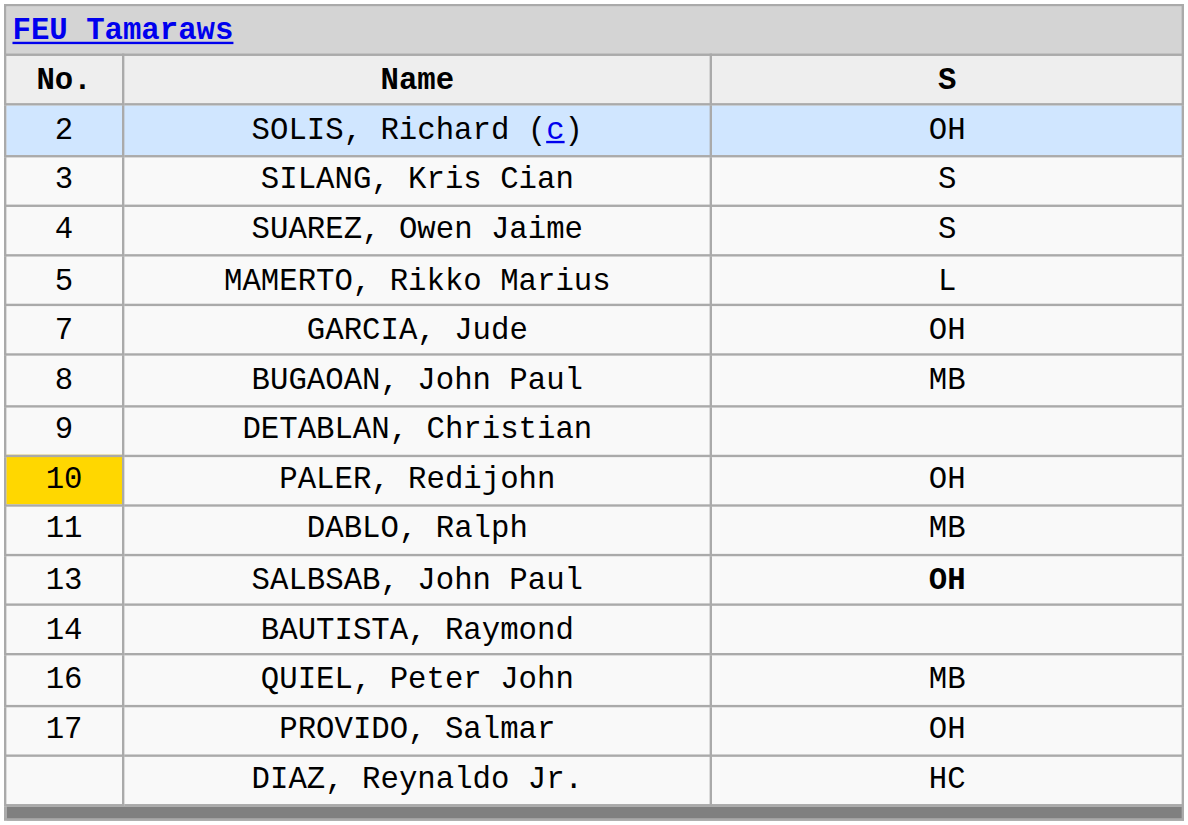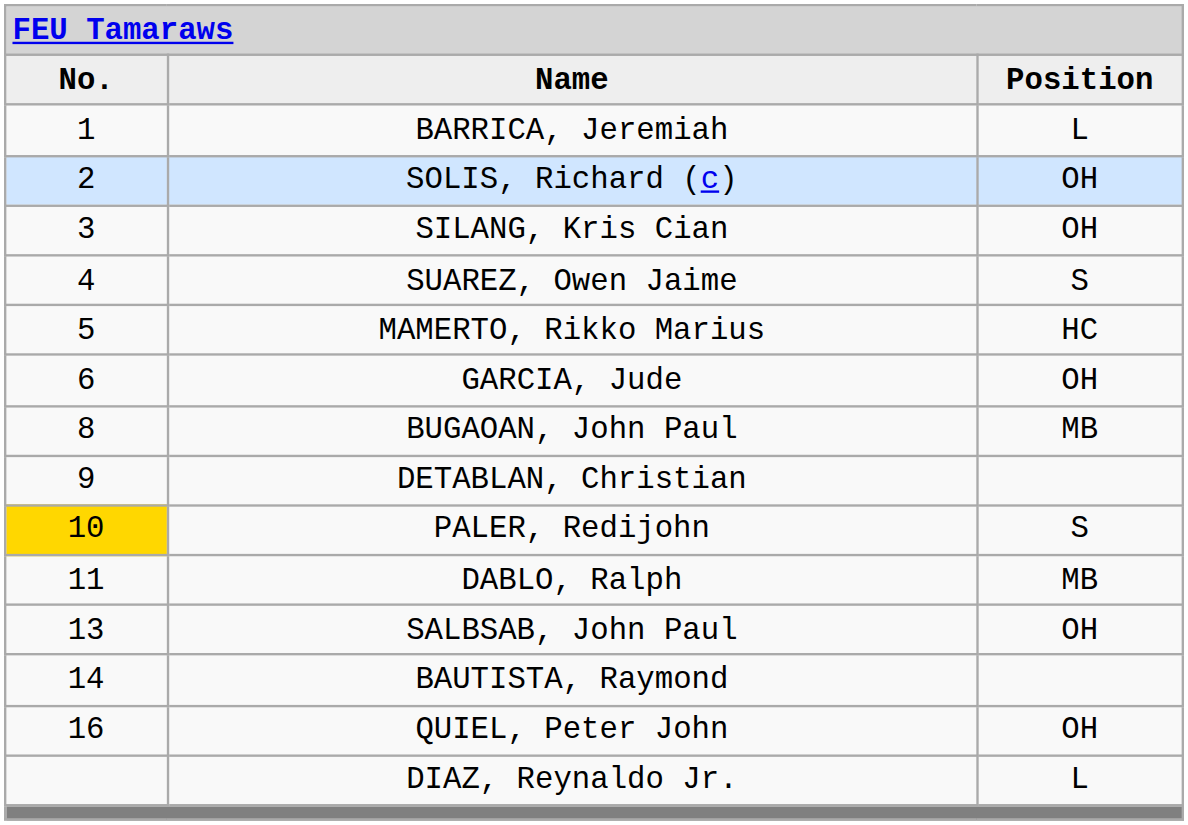(947, 80) S -> (1080, 80) Position
+ row: (572, 130)
(947, 180) S -> (1080, 230) OH
(947, 280) L -> (1080, 330) HC
(64, 330) 7 -> (86, 380) 6
(947, 480) OH -> (1080, 530) S
(947, 580) bold -> (1080, 630) normal
(947, 680) MB -> (1080, 730) OH
- row: (417, 730)
(947, 780) HC -> (1080, 780) L
